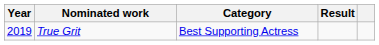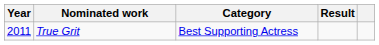(19, 31) 2019 -> (19, 31) 2011
